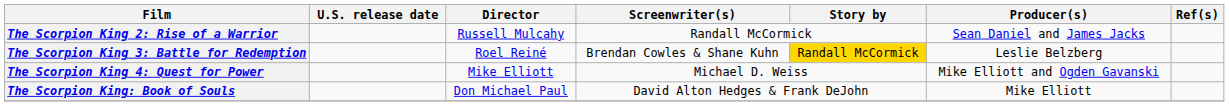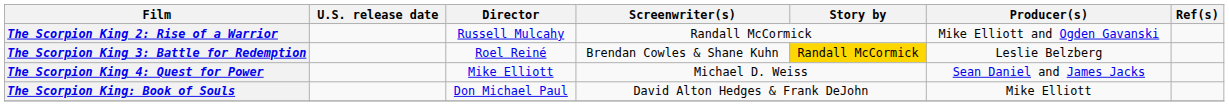(1049, 33) Sean Daniel and James Jacks -> (1049, 33) Mike Elliott and Ogden Gavanski
(1049, 72) Mike Elliott and Ogden Gavanski -> (1049, 72) Sean Daniel and James Jacks
